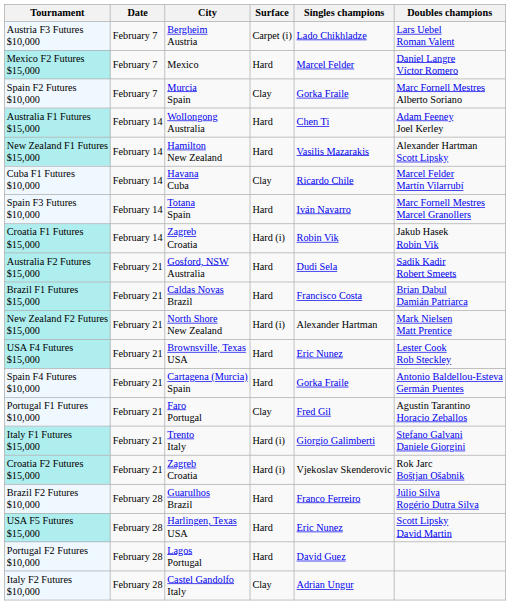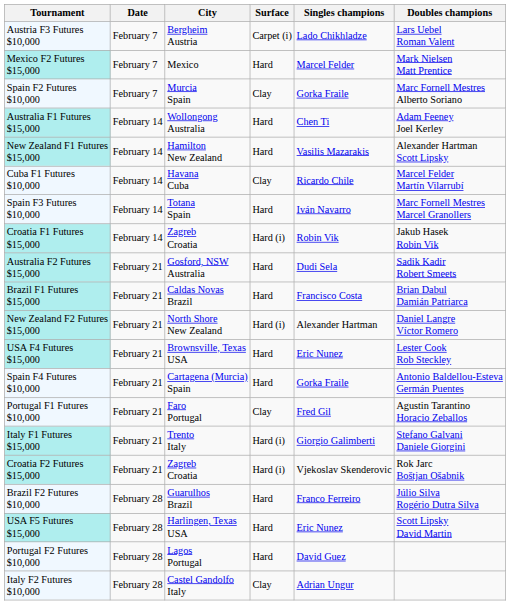(427, 65) Daniel Langre Víctor Romero -> (424, 65) Mark Nielsen Matt Prentice
(424, 325) Mark Nielsen Matt Prentice -> (427, 325) Daniel Langre Víctor Romero
